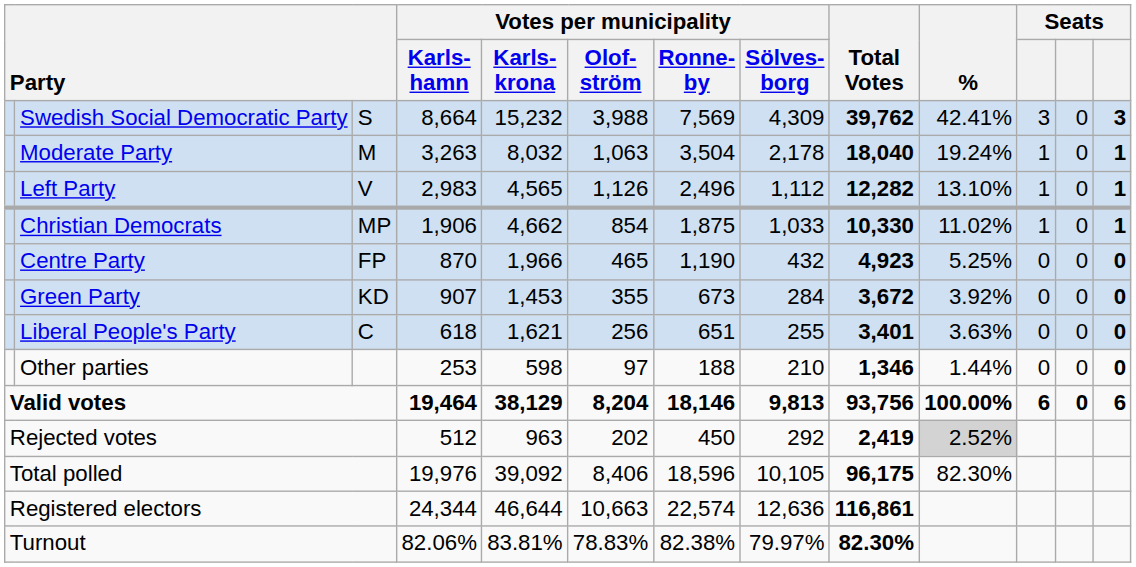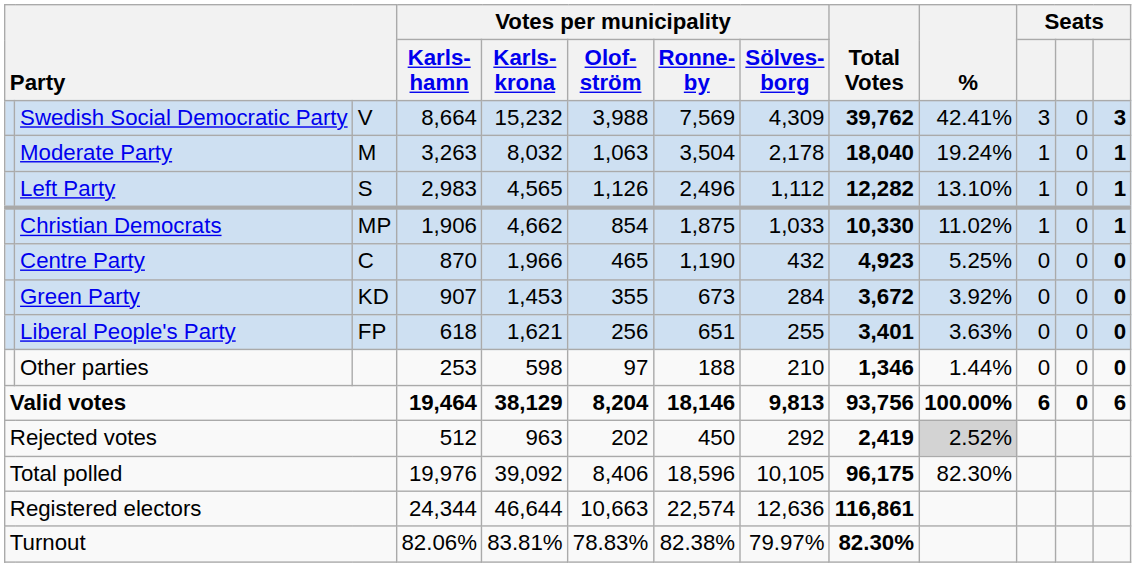(365, 117) S -> (365, 117) V
(365, 188) V -> (365, 188) S
(372, 261) FP -> (366, 261) C
(366, 332) C -> (372, 332) FP
